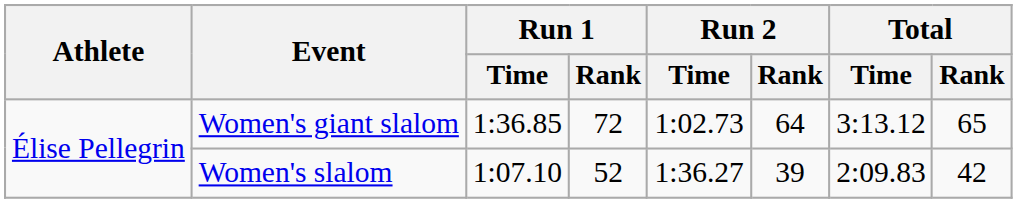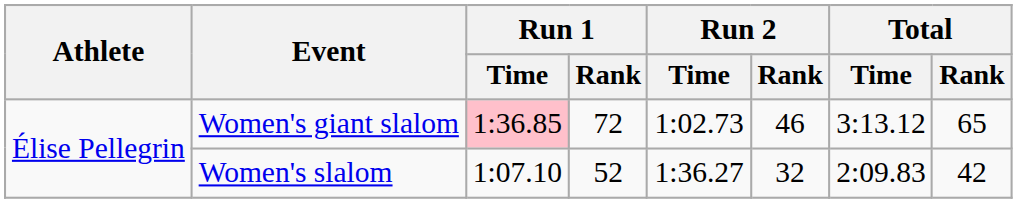(517, 123) no background -> (517, 123) pink background
(790, 123) 64 -> (790, 123) 46
(790, 172) 39 -> (790, 172) 32
